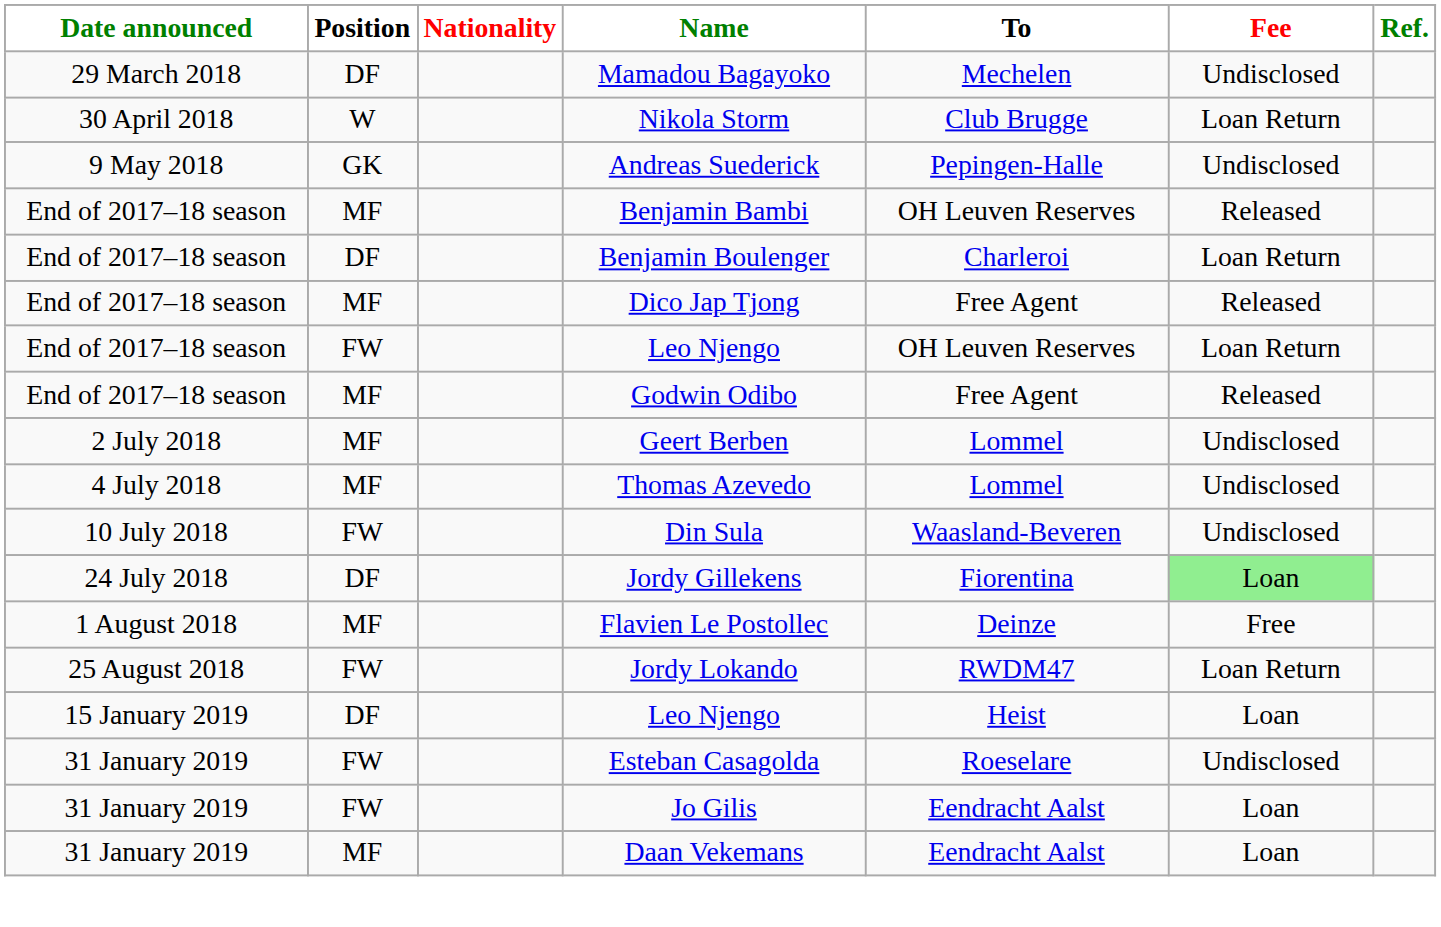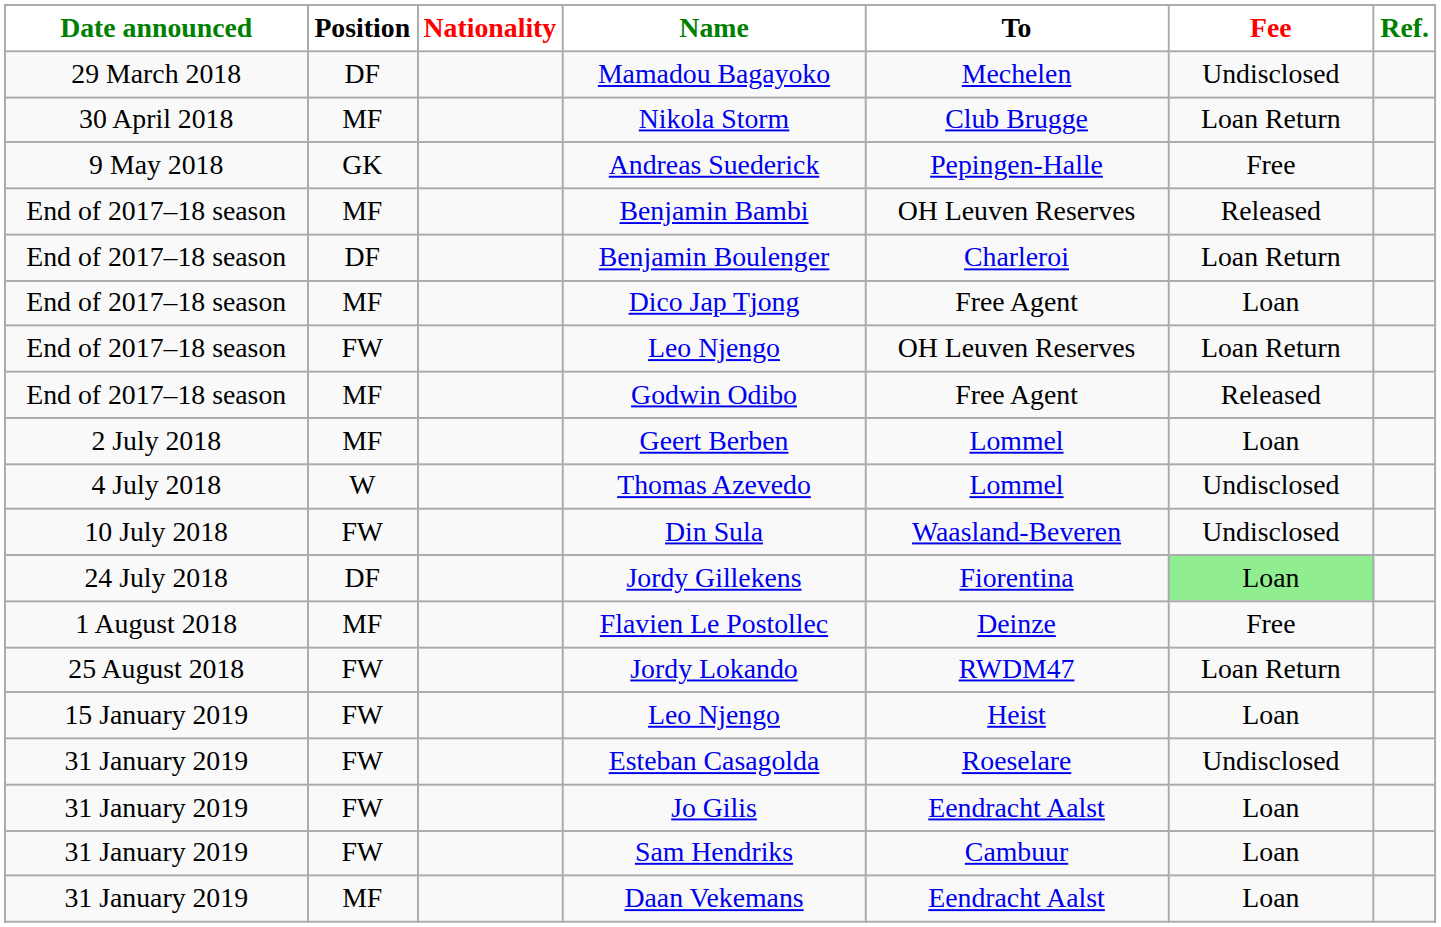(362, 119) W -> (362, 119) MF
(1271, 165) Undisclosed -> (1271, 165) Free
(1271, 302) Released -> (1271, 302) Loan
(1271, 440) Undisclosed -> (1271, 440) Loan
(362, 486) MF -> (362, 486) W
(362, 715) DF -> (362, 715) FW
+ row: (156, 852)
